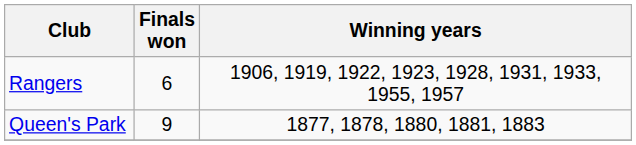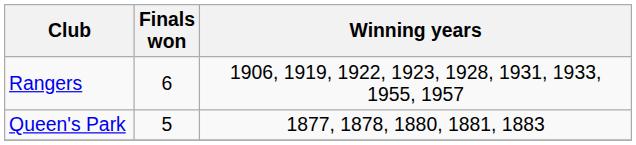(167, 124) 9 -> (167, 124) 5
